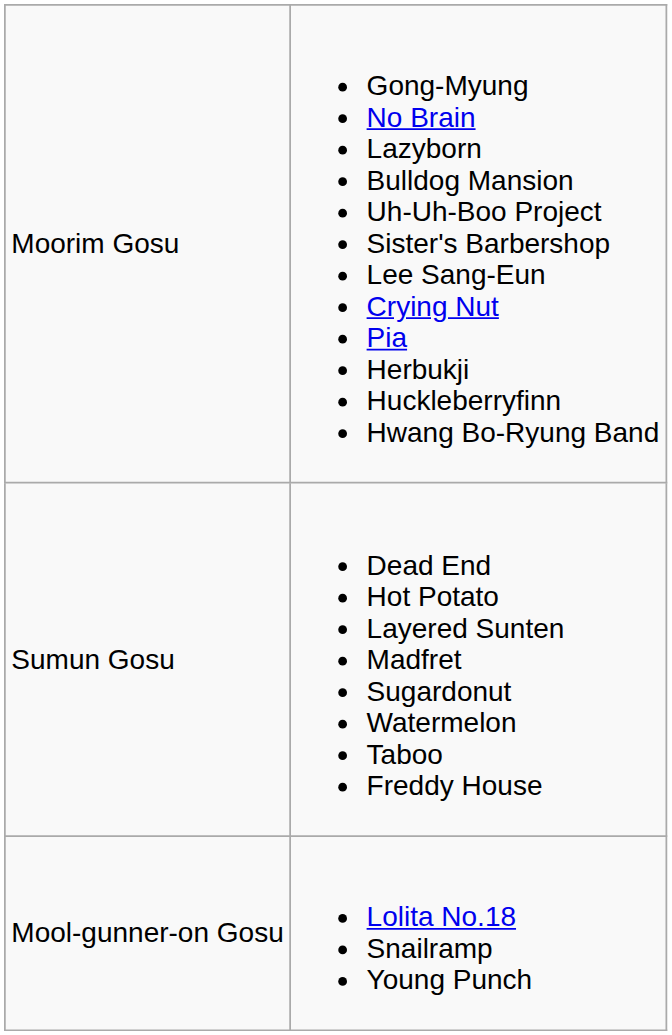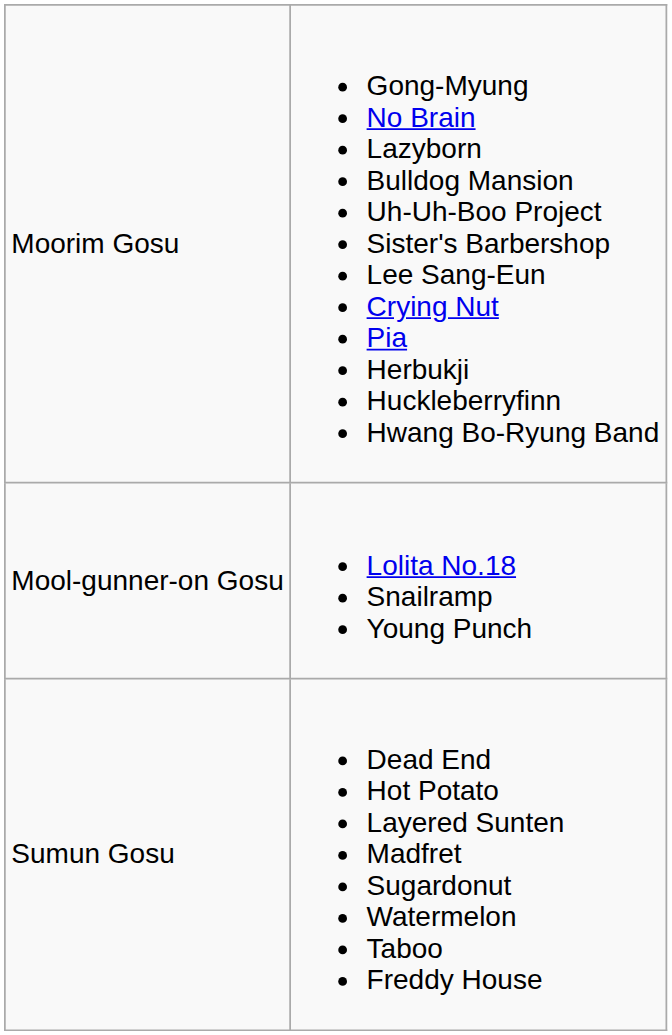rows swapped: (93, 659) <-> (148, 932)
